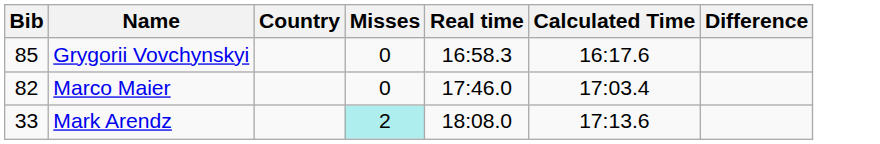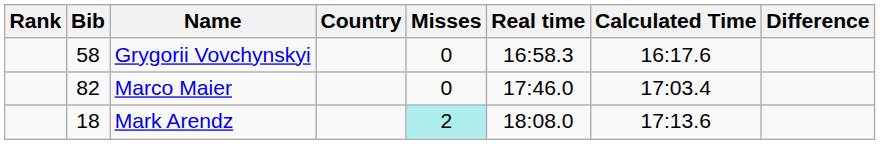+ column: (35, 21)
(27, 54) 85 -> (88, 54) 58
(27, 121) 33 -> (88, 121) 18
